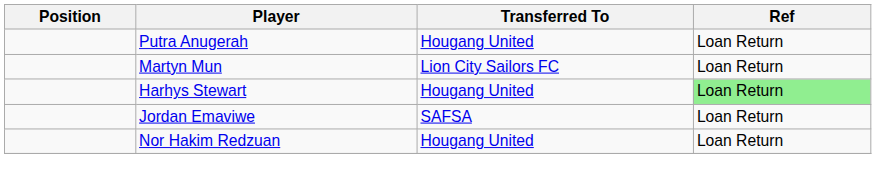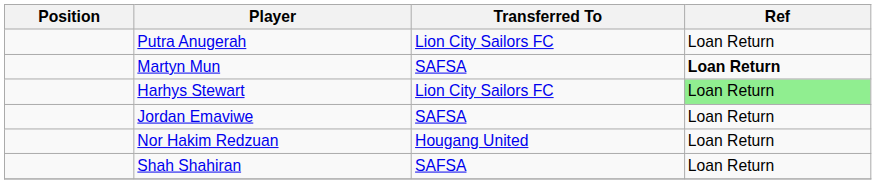(477, 41) Hougang United -> (484, 41) Lion City Sailors FC
(490, 66) Lion City Sailors FC -> (441, 66) SAFSA
(740, 66) normal -> (734, 66) bold
(477, 91) Hougang United -> (484, 91) Lion City Sailors FC
+ row: (189, 166)
